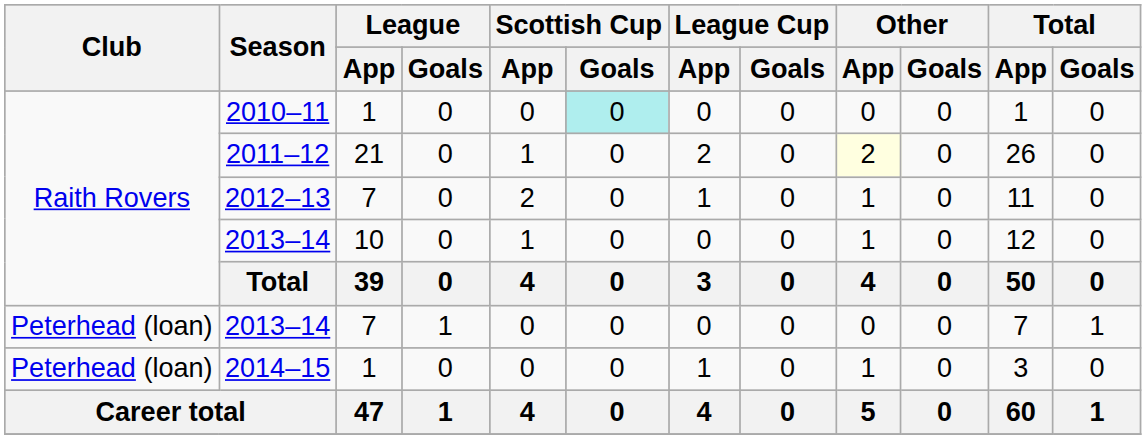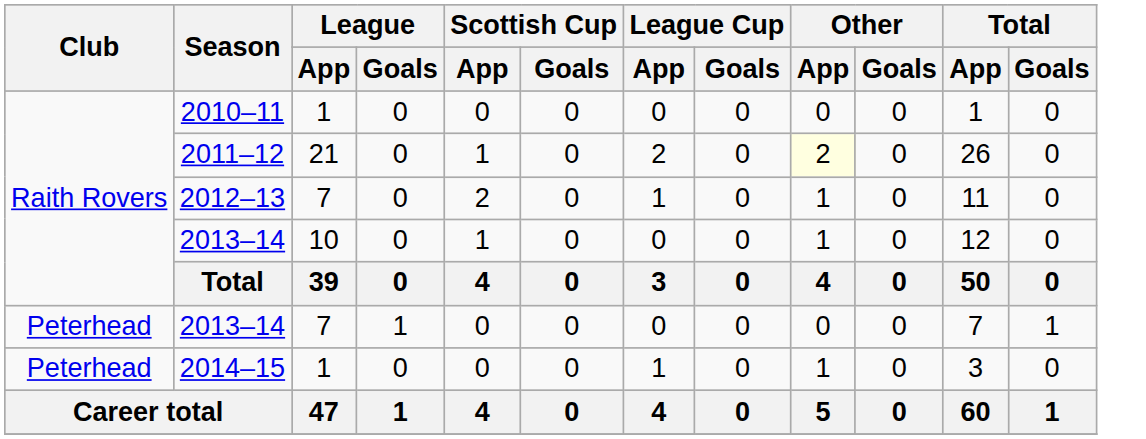(617, 111) paleturquoise background -> (572, 111) no background
(112, 326) Peterhead (loan) -> (89, 326) Peterhead
(112, 369) Peterhead (loan) -> (89, 369) Peterhead
